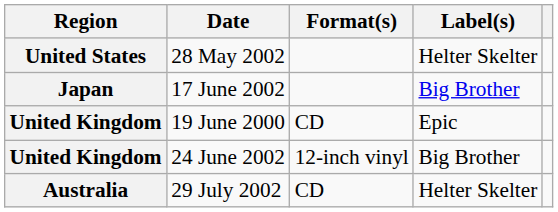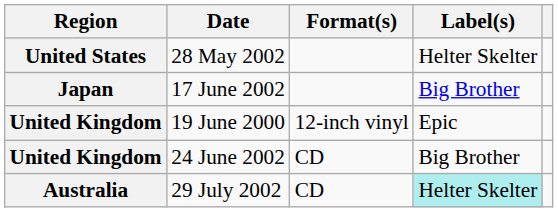(309, 122) CD -> (352, 122) 12-inch vinyl
(352, 156) 12-inch vinyl -> (309, 156) CD
(478, 190) no background -> (478, 190) paleturquoise background
